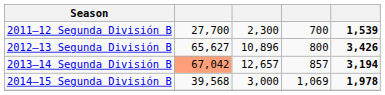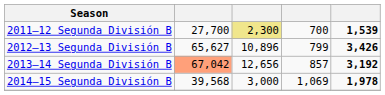(263, 30) no background -> (263, 30) khaki background
(319, 47) 800 -> (319, 47) 799
(260, 64) 12,657 -> (260, 64) 12,656
(362, 64) 3,194 -> (362, 64) 3,192
